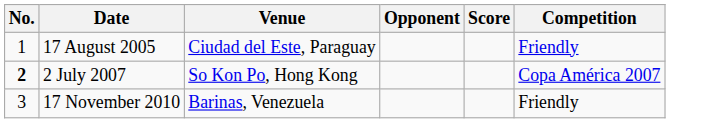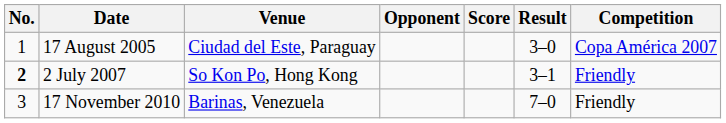+ column: (543, 18)
(548, 46) Friendly -> (646, 46) Copa América 2007
(589, 74) Copa América 2007 -> (605, 74) Friendly
